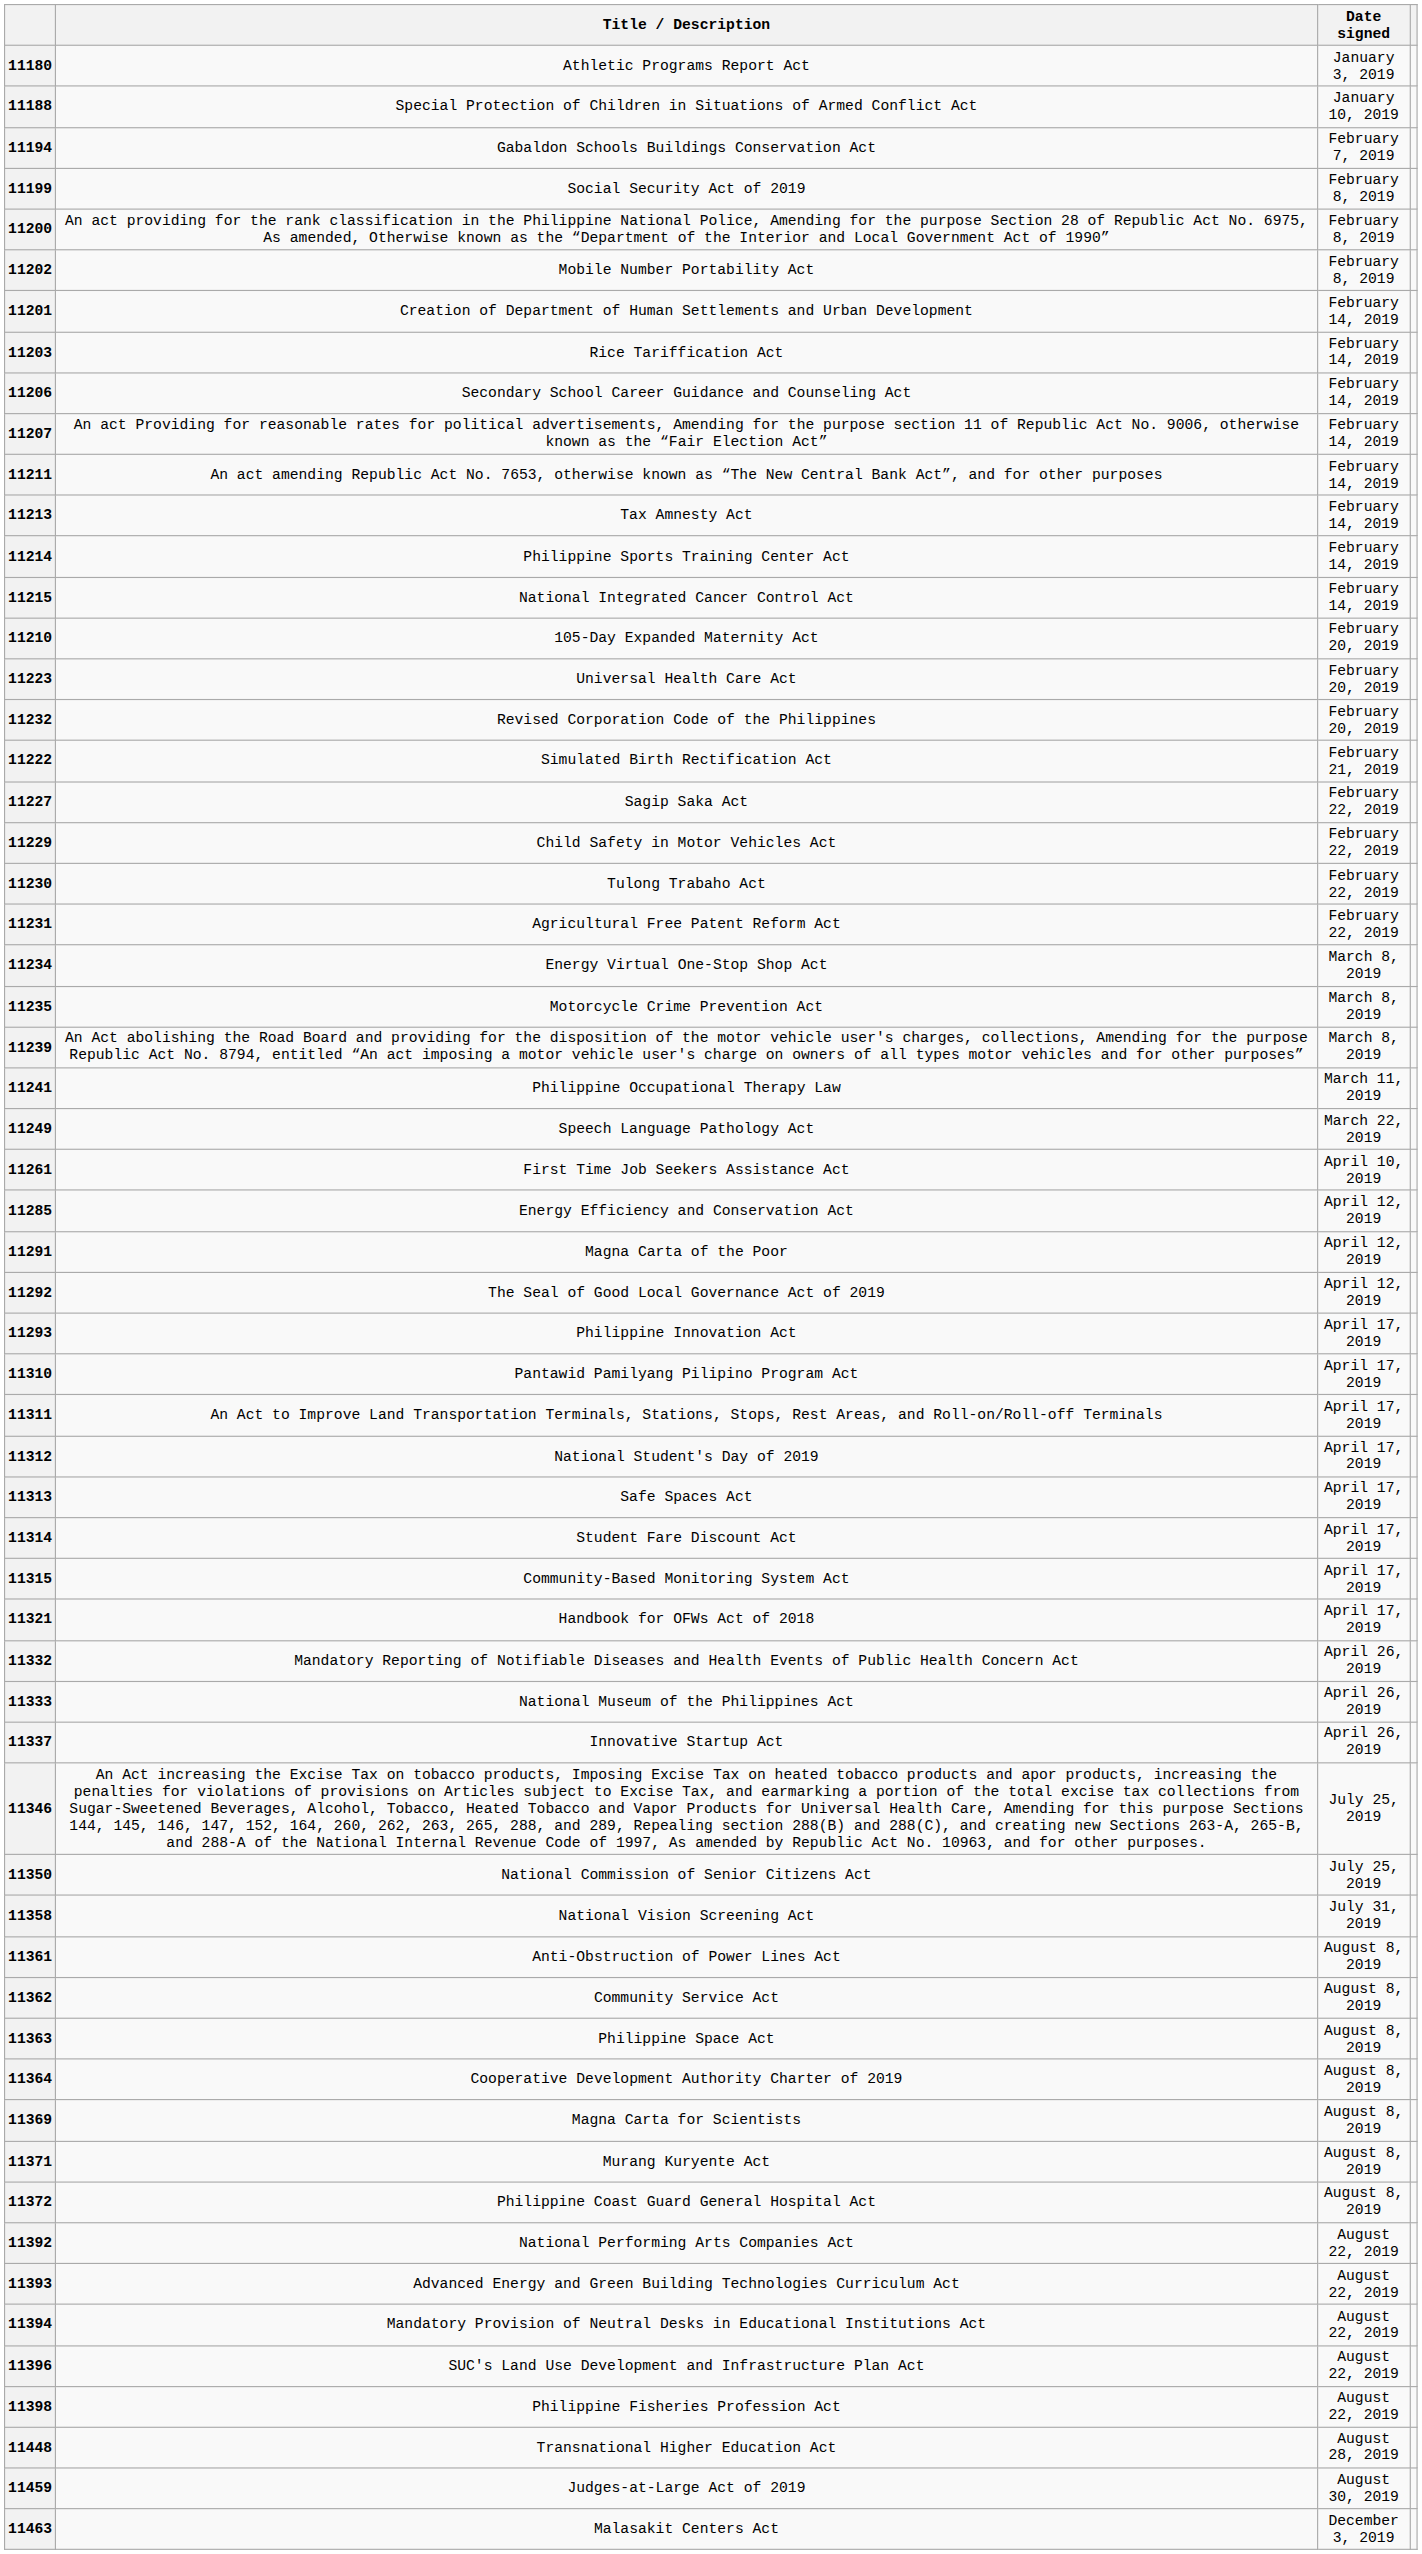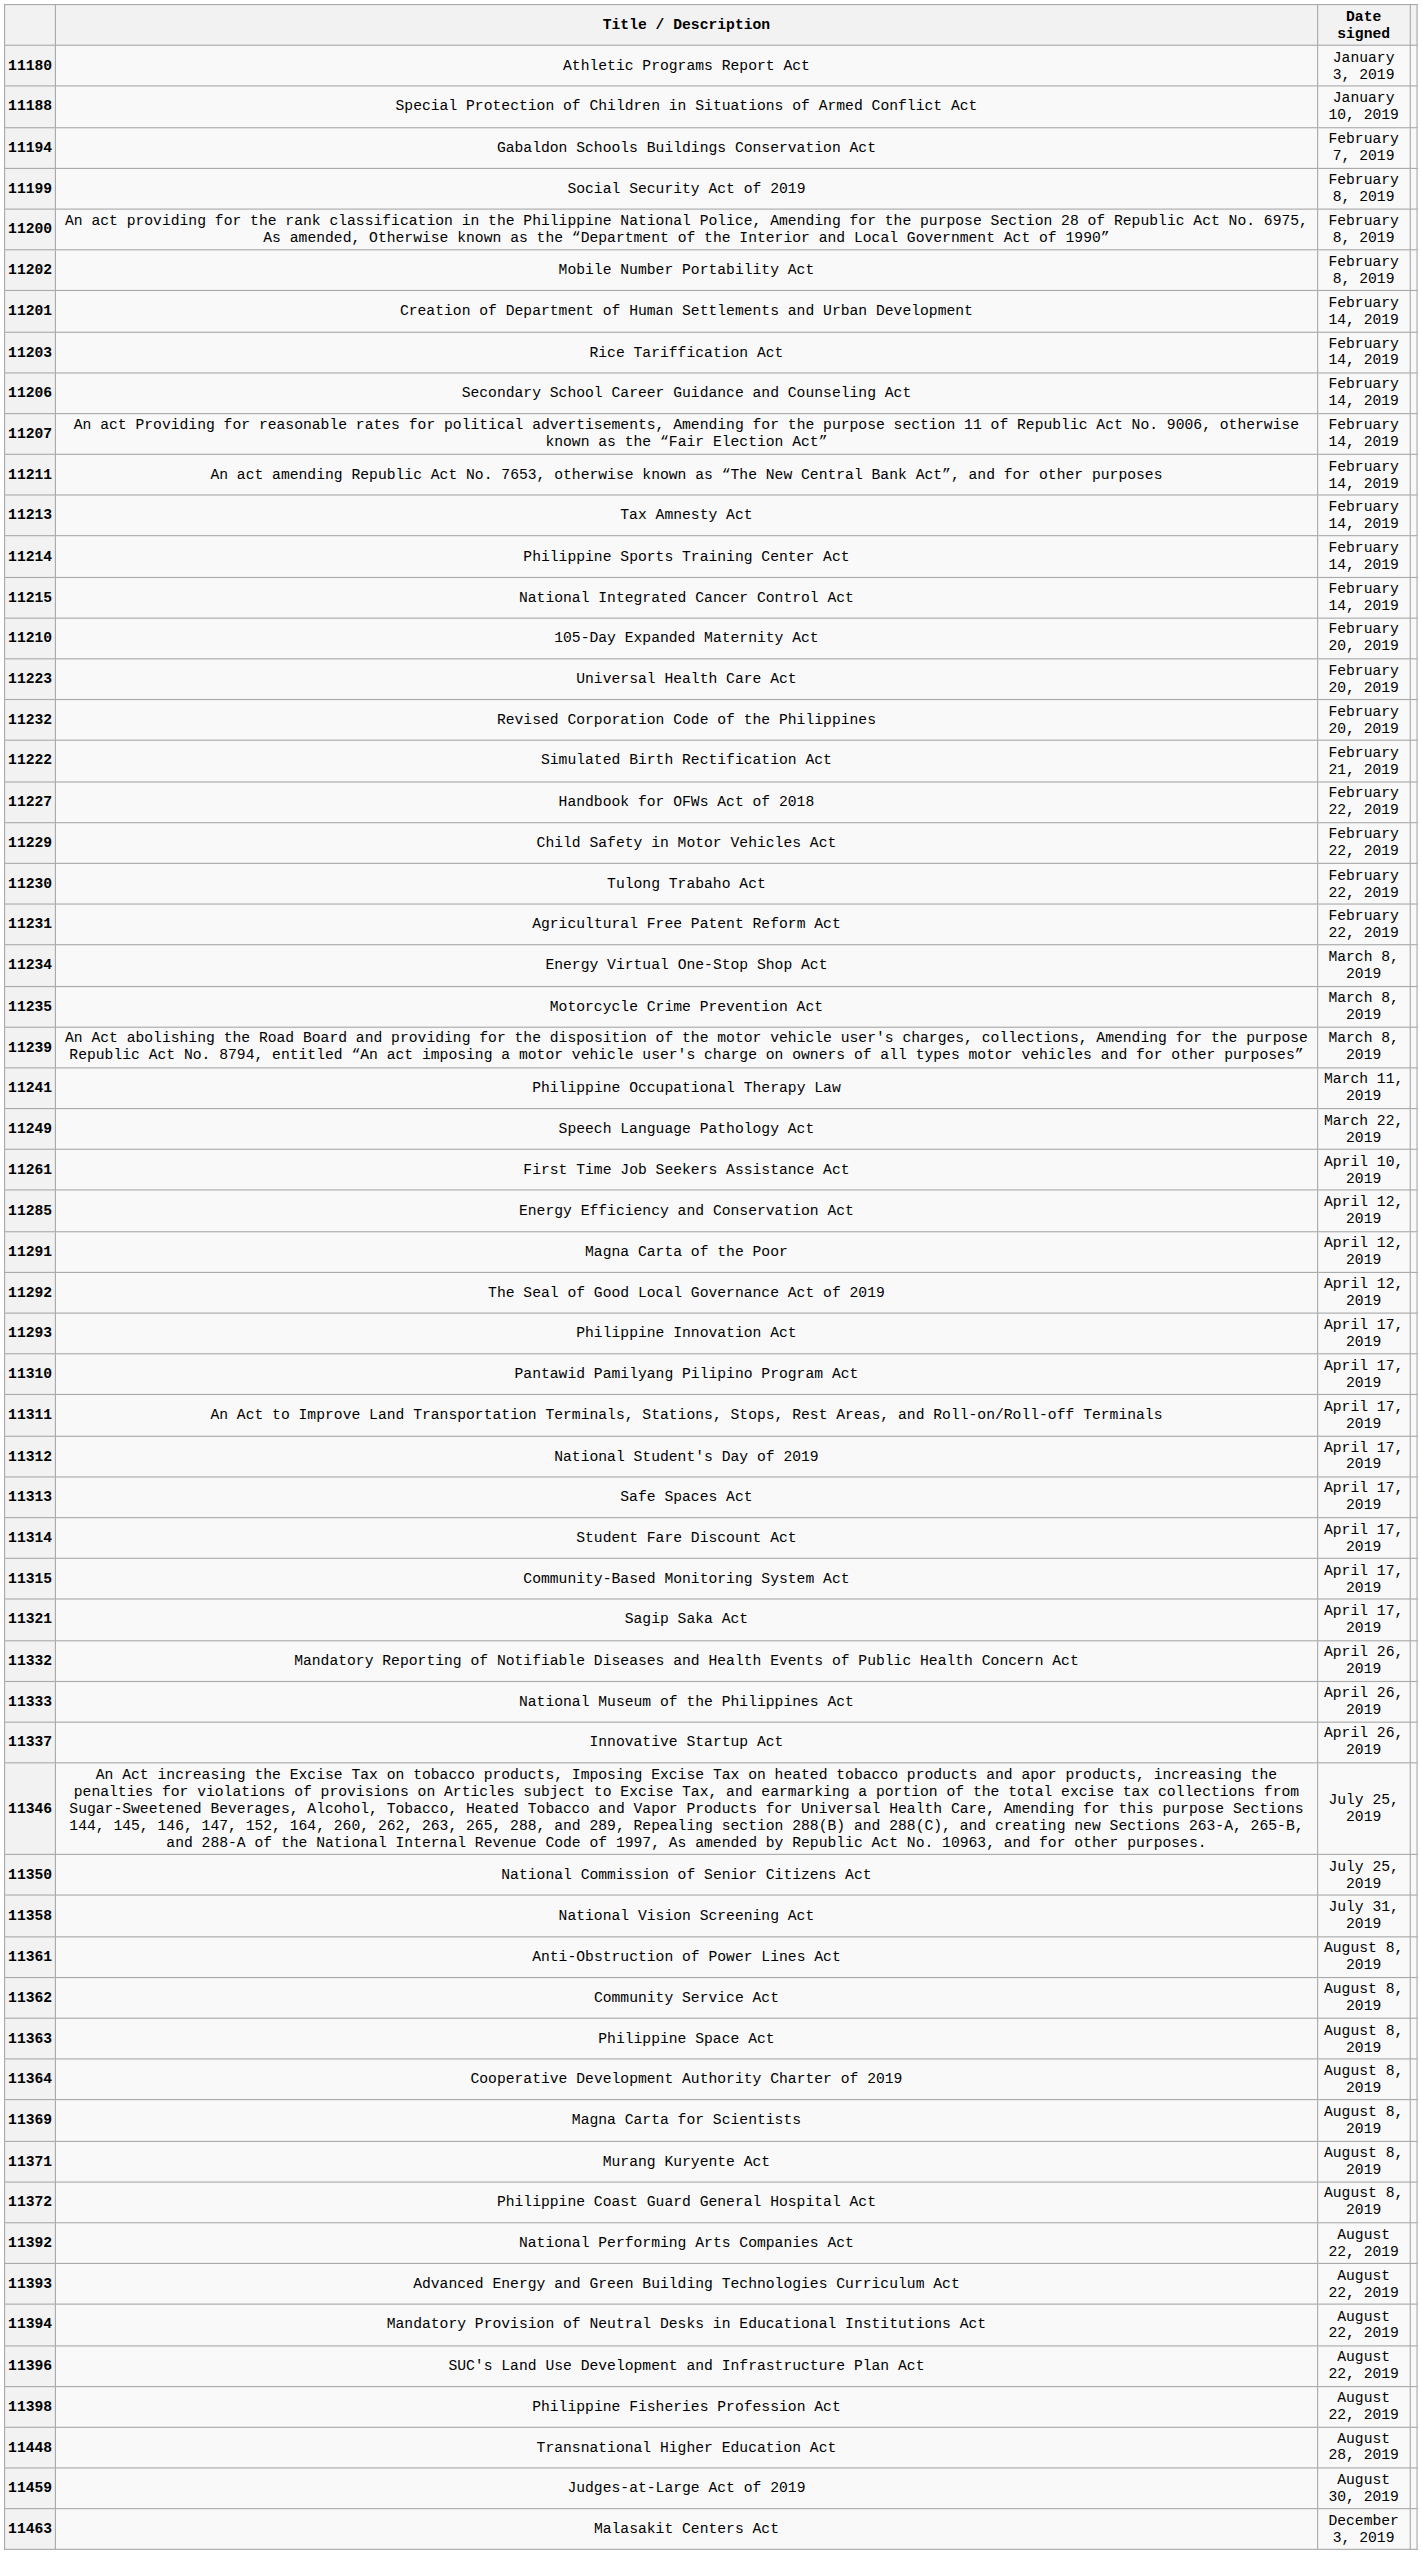(686, 802) Sagip Saka Act -> (686, 802) Handbook for OFWs Act of 2018
(686, 1620) Handbook for OFWs Act of 2018 -> (686, 1620) Sagip Saka Act
